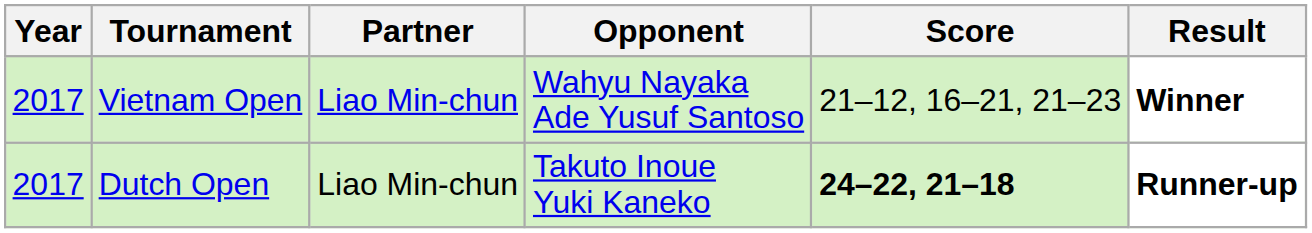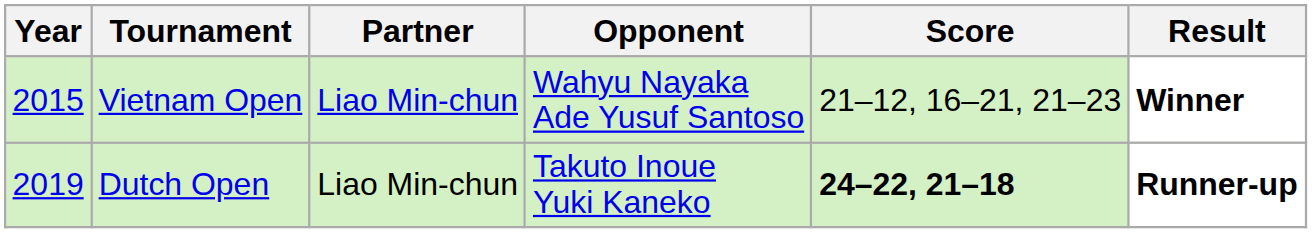(48, 99) 2017 -> (48, 99) 2015
(48, 185) 2017 -> (48, 185) 2019
